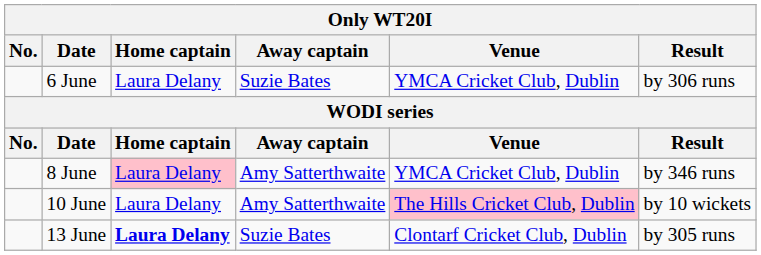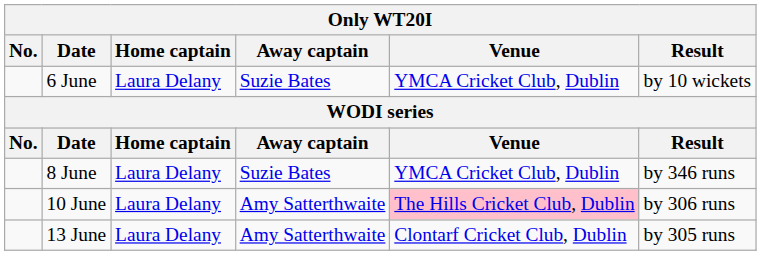(689, 81) by 306 runs -> (697, 81) by 10 wickets
(168, 173) pink background -> (168, 173) no background
(313, 173) Amy Satterthwaite -> (285, 173) Suzie Bates
(697, 204) by 10 wickets -> (689, 204) by 306 runs
(172, 234) bold -> (168, 234) normal
(285, 234) Suzie Bates -> (313, 234) Amy Satterthwaite
